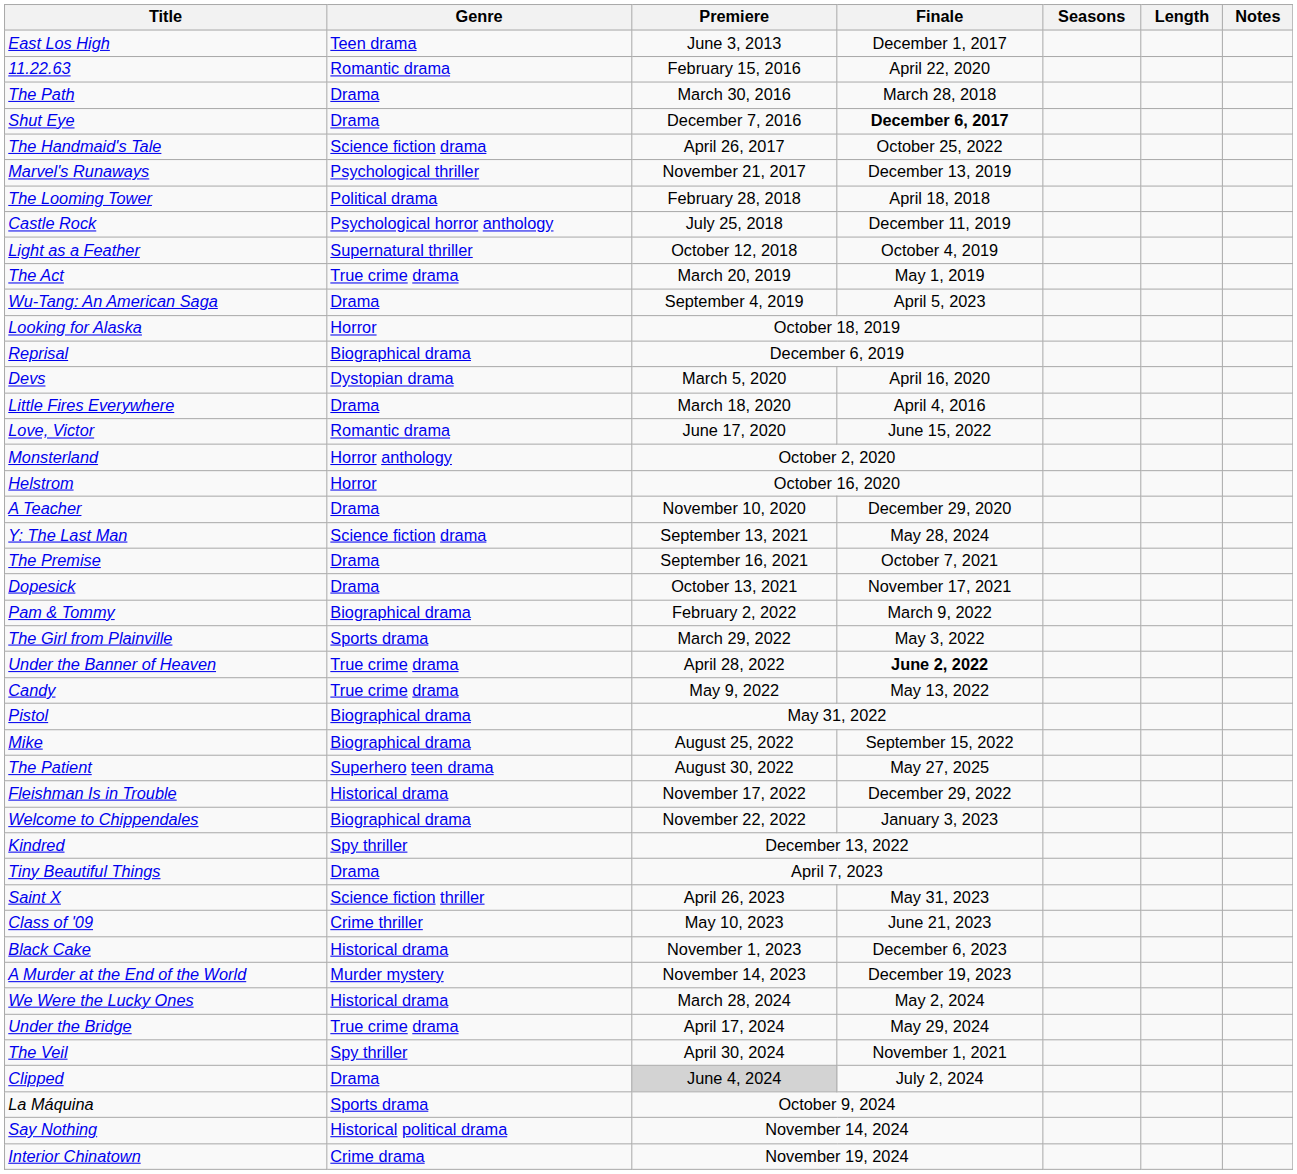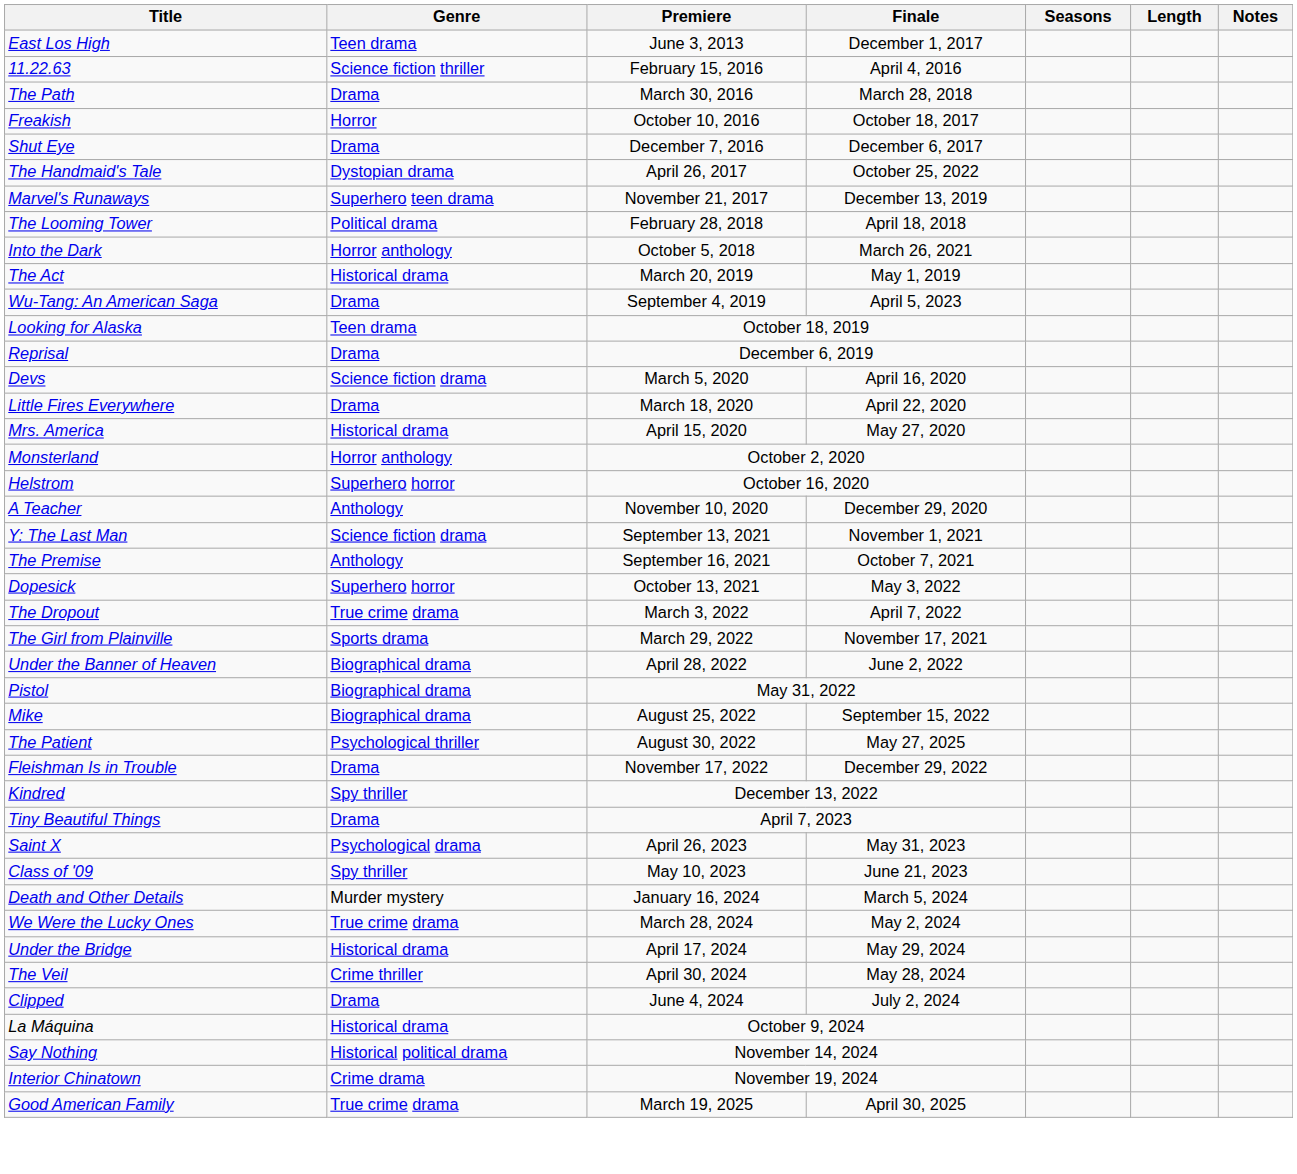(390, 69) Romantic drama -> (407, 69) Science fiction thriller
(940, 69) April 22, 2020 -> (916, 69) April 4, 2016
+ row: (40, 120)
(940, 120) bold -> (916, 146) normal
(408, 146) Science fiction drama -> (392, 172) Dystopian drama
(405, 172) Psychological thriller -> (412, 198) Superhero teen drama
- row: (52, 224)
+ row: (55, 250)
- row: (74, 250)
(394, 276) True crime drama -> (389, 276) Historical drama
(353, 328) Horror -> (373, 328) Teen drama
(401, 353) Biographical drama -> (355, 353) Drama
(392, 379) Dystopian drama -> (408, 379) Science fiction drama
(940, 405) April 4, 2016 -> (916, 405) April 22, 2020
+ row: (56, 431)
- row: (51, 431)
(353, 483) Horror -> (392, 483) Superhero horror
(355, 509) Drama -> (367, 509) Anthology
(940, 535) May 28, 2024 -> (916, 535) November 1, 2021
(355, 560) Drama -> (367, 560) Anthology
(355, 586) Drama -> (392, 586) Superhero horror
(940, 586) November 17, 2021 -> (916, 586) May 3, 2022
- row: (61, 612)
+ row: (54, 612)
(940, 638) May 3, 2022 -> (916, 638) November 17, 2021
(394, 664) True crime drama -> (401, 664) Biographical drama
(940, 664) bold -> (916, 664) normal
- row: (32, 690)
(412, 768) Superhero teen drama -> (405, 742) Psychological thriller
(389, 793) Historical drama -> (355, 768) Drama
- row: (103, 819)
(407, 897) Science fiction thriller -> (406, 845) Psychological drama
(377, 923) Crime thriller -> (369, 871) Spy thriller
- row: (50, 949)
- row: (127, 975)
+ row: (96, 897)
(389, 1000) Historical drama -> (394, 923) True crime drama
(394, 1026) True crime drama -> (389, 949) Historical drama
(369, 1052) Spy thriller -> (377, 975) Crime thriller
(940, 1052) November 1, 2021 -> (916, 975) May 28, 2024
(734, 1078) lightgrey background -> (696, 1000) no background
(379, 1104) Sports drama -> (389, 1026) Historical drama
+ row: (91, 1104)
